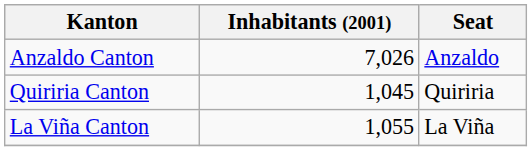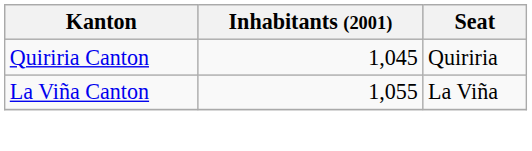- row: (82, 57)
